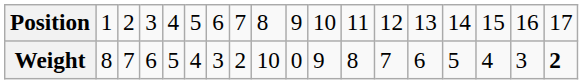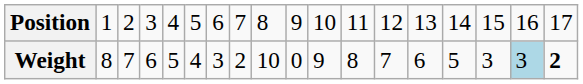(487, 59) 4 -> (487, 59) 3
(521, 59) no background -> (521, 59) lightblue background
